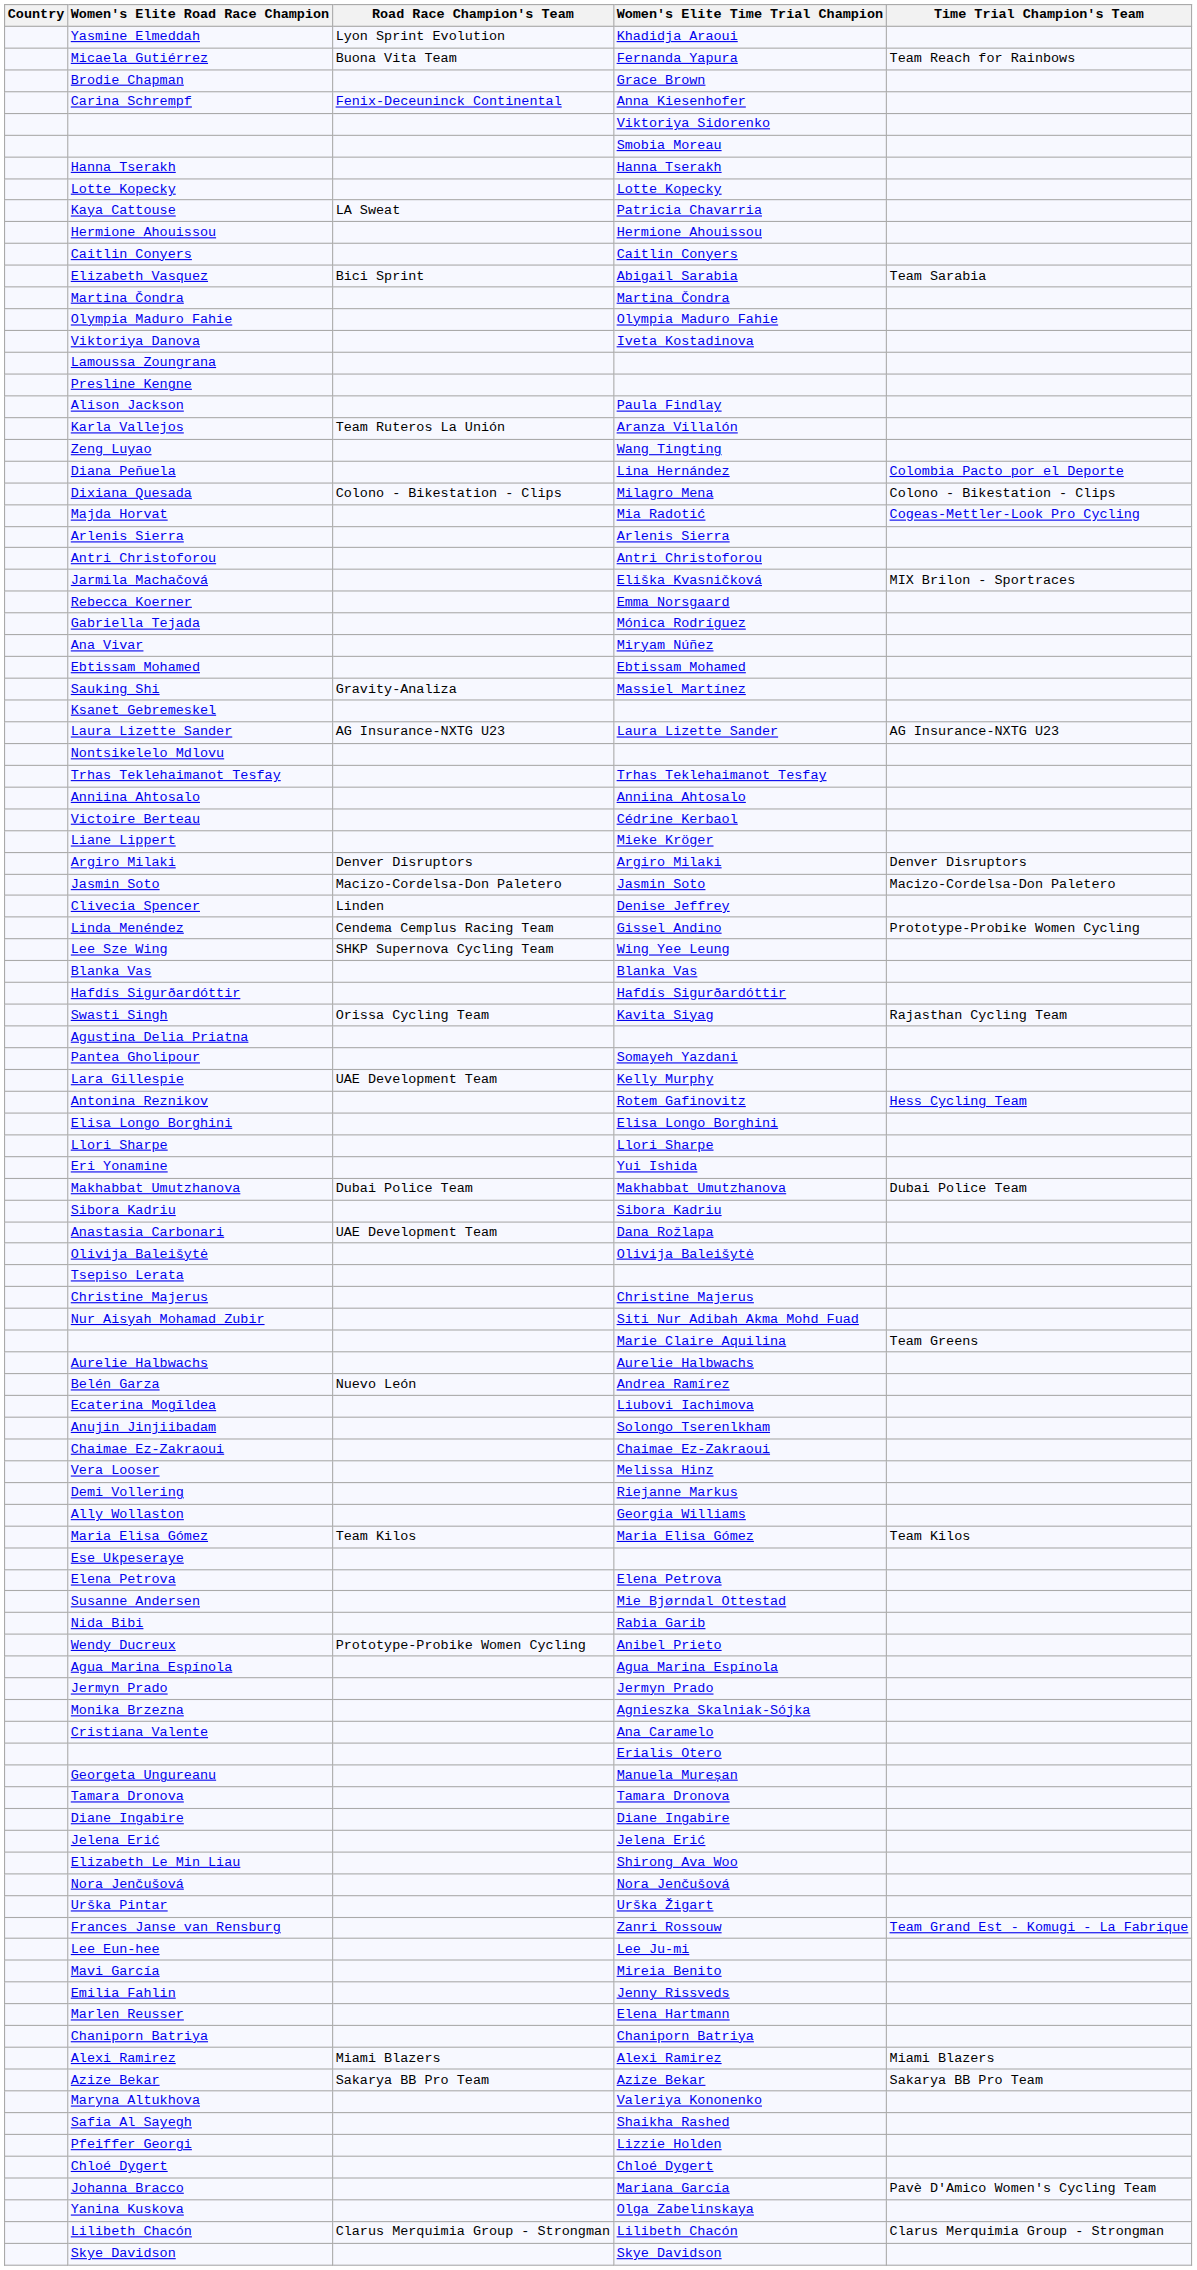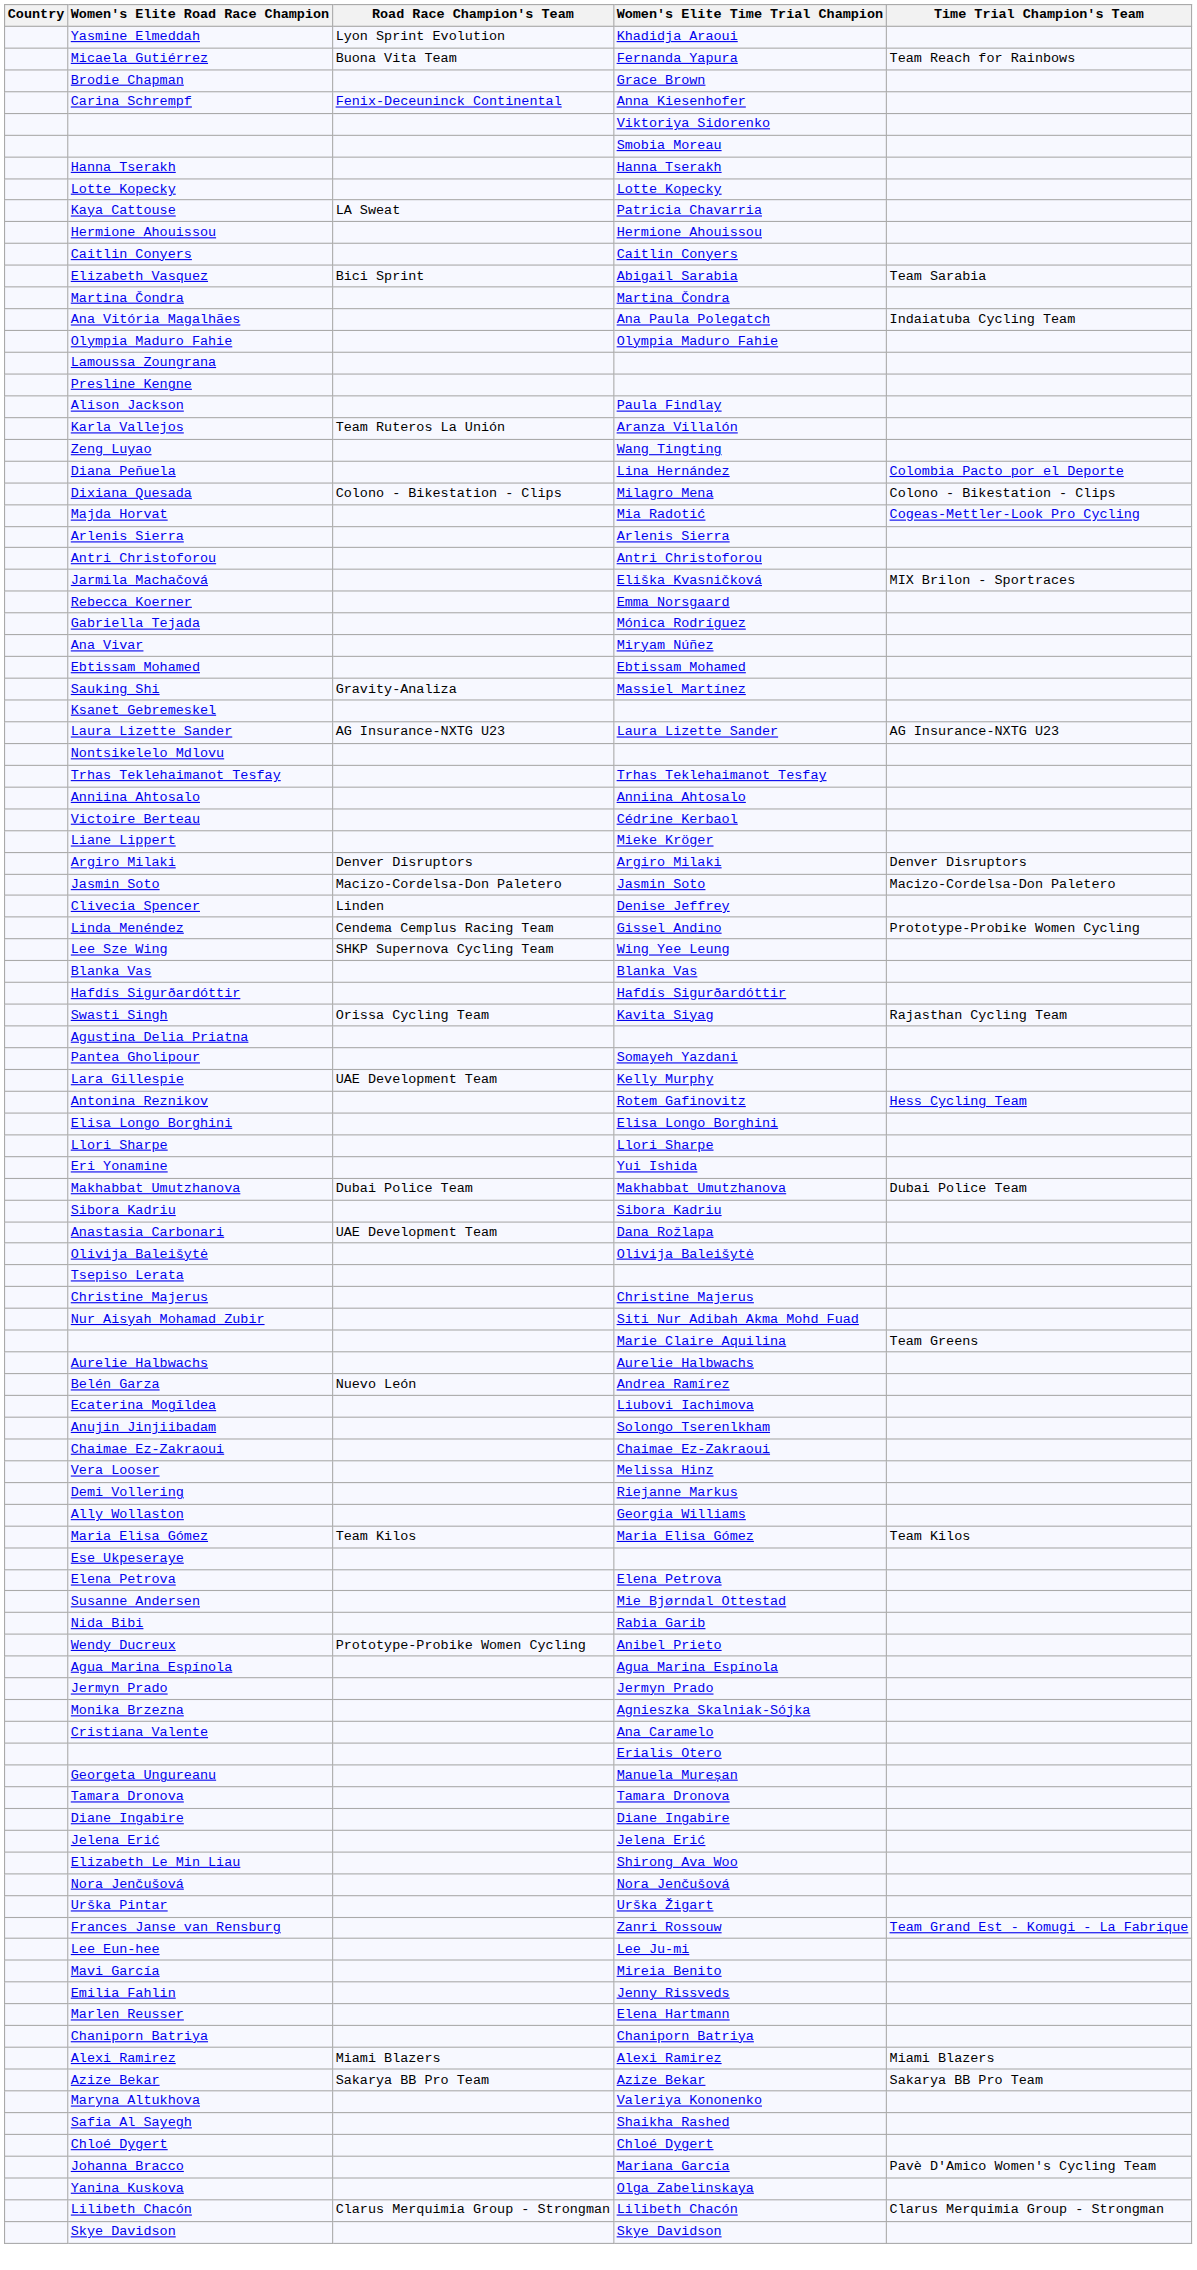+ row: (156, 320)
- row: (135, 342)
- row: (131, 2145)
